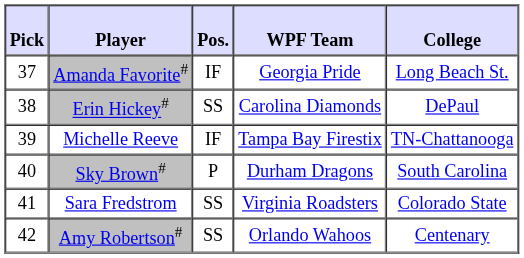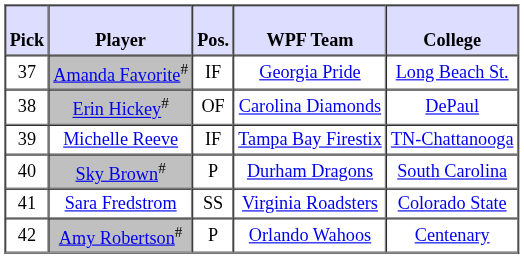(213, 107) SS -> (213, 107) OF
(213, 235) SS -> (213, 235) P
